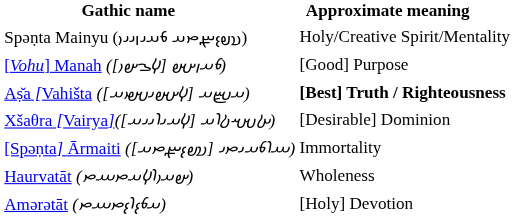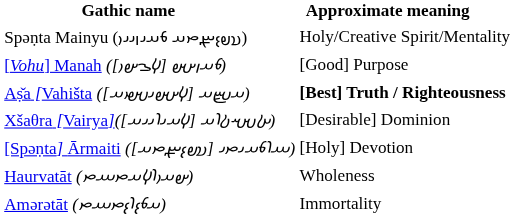(340, 147) Immortality -> (356, 147) [Holy] Devotion
(356, 203) [Holy] Devotion -> (340, 203) Immortality
